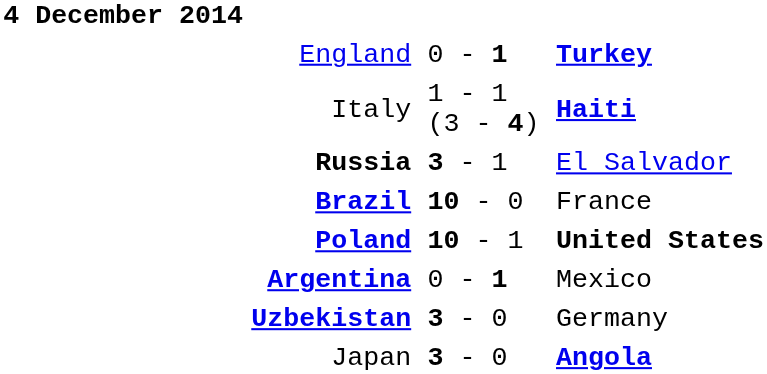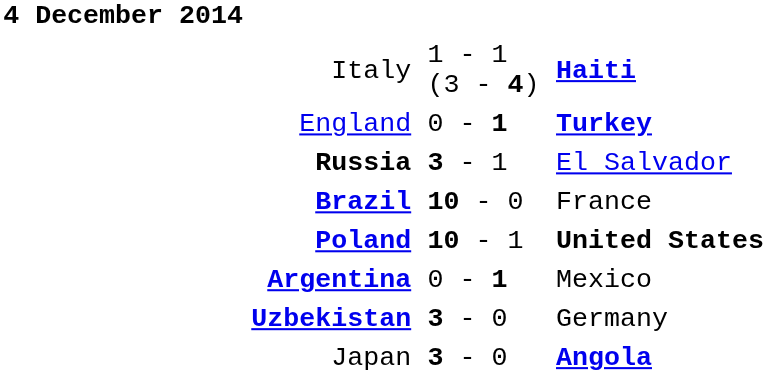rows swapped: (371, 109) <-> (355, 54)
